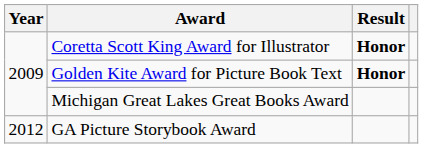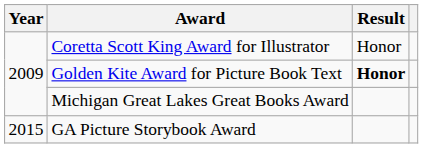(381, 45) bold -> (379, 45) normal
(26, 128) 2012 -> (26, 128) 2015
